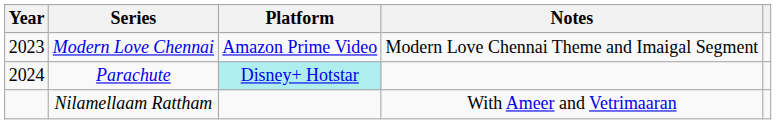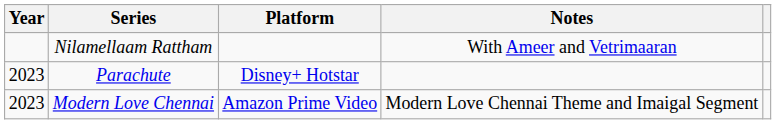rows swapped: (133, 47) <-> (133, 103)
(27, 75) 2024 -> (27, 75) 2023
(300, 75) paleturquoise background -> (300, 75) no background
